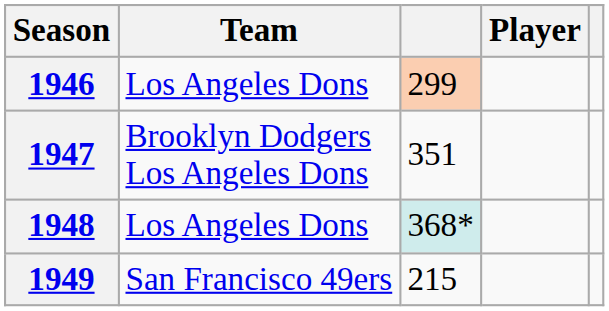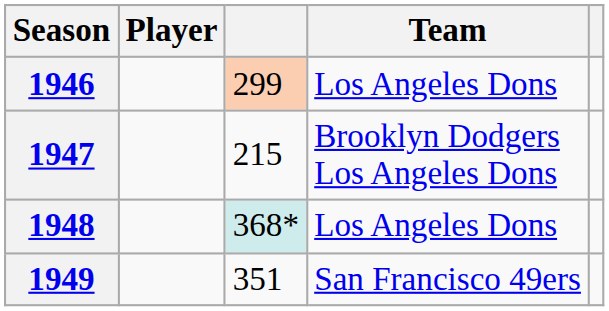columns swapped: (535, 30) <-> (259, 30)
(432, 154) 351 -> (258, 154) 215
(432, 278) 215 -> (258, 278) 351
